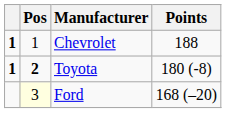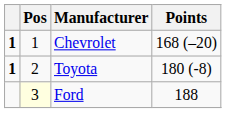(186, 43) 188 -> (186, 43) 168 (–20)
(35, 69) bold -> (35, 69) normal
(186, 95) 168 (–20) -> (186, 95) 188
